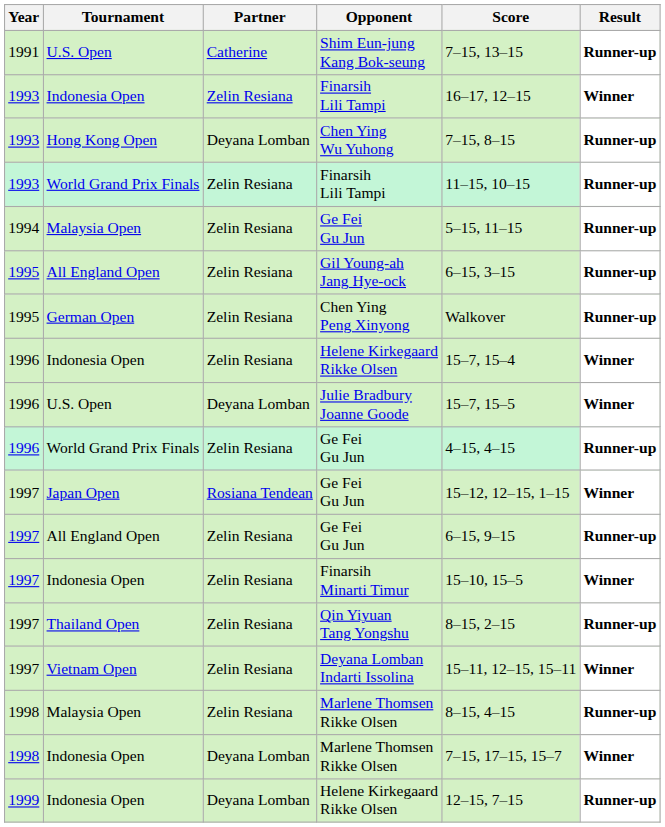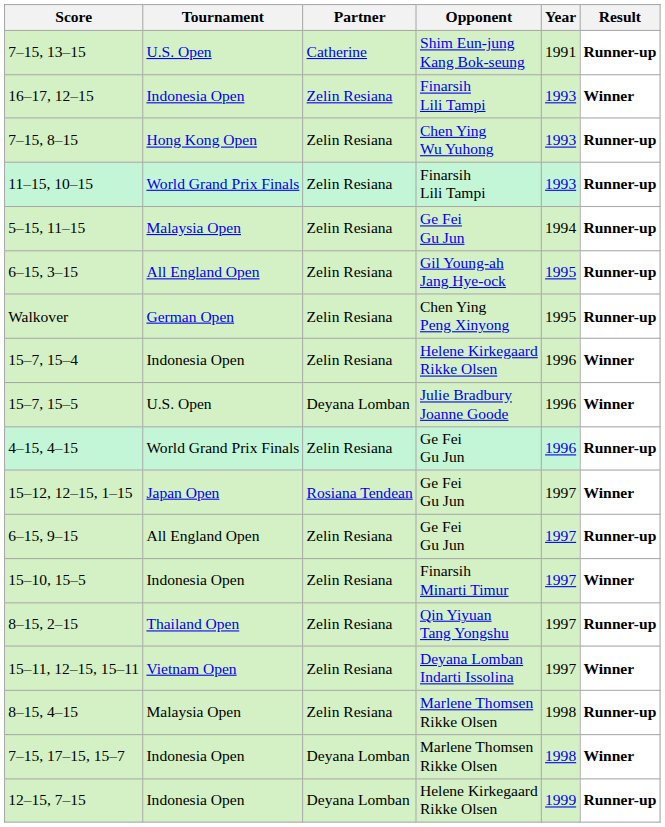columns swapped: (24, 17) <-> (511, 17)
(258, 140) Deyana Lomban -> (350, 140) Zelin Resiana
